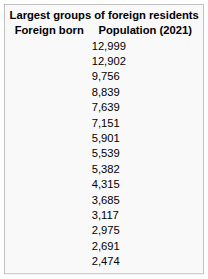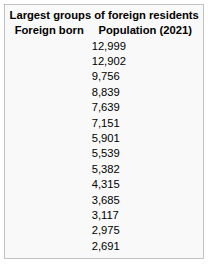- row: (106, 261)
